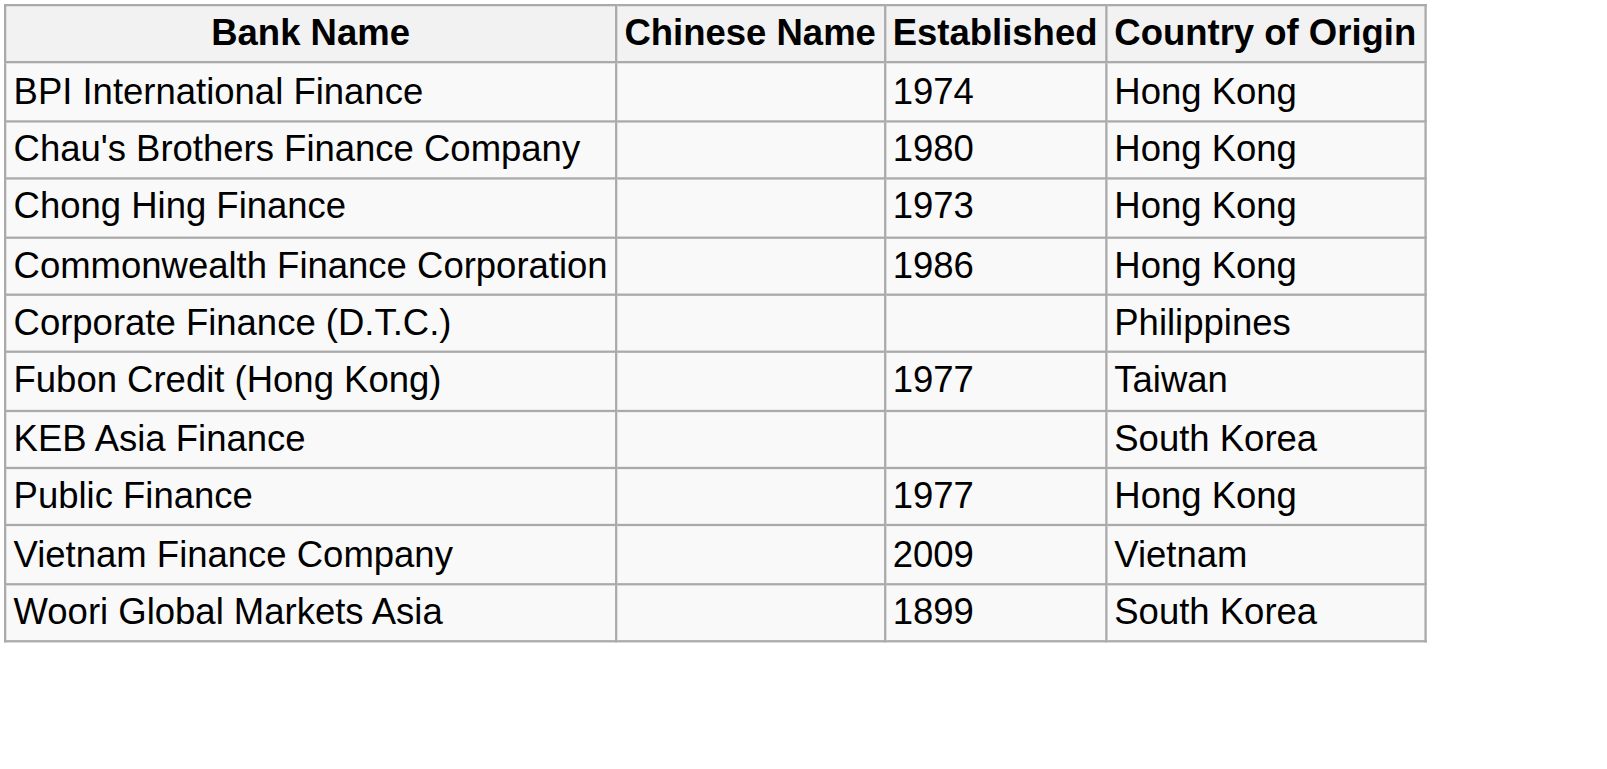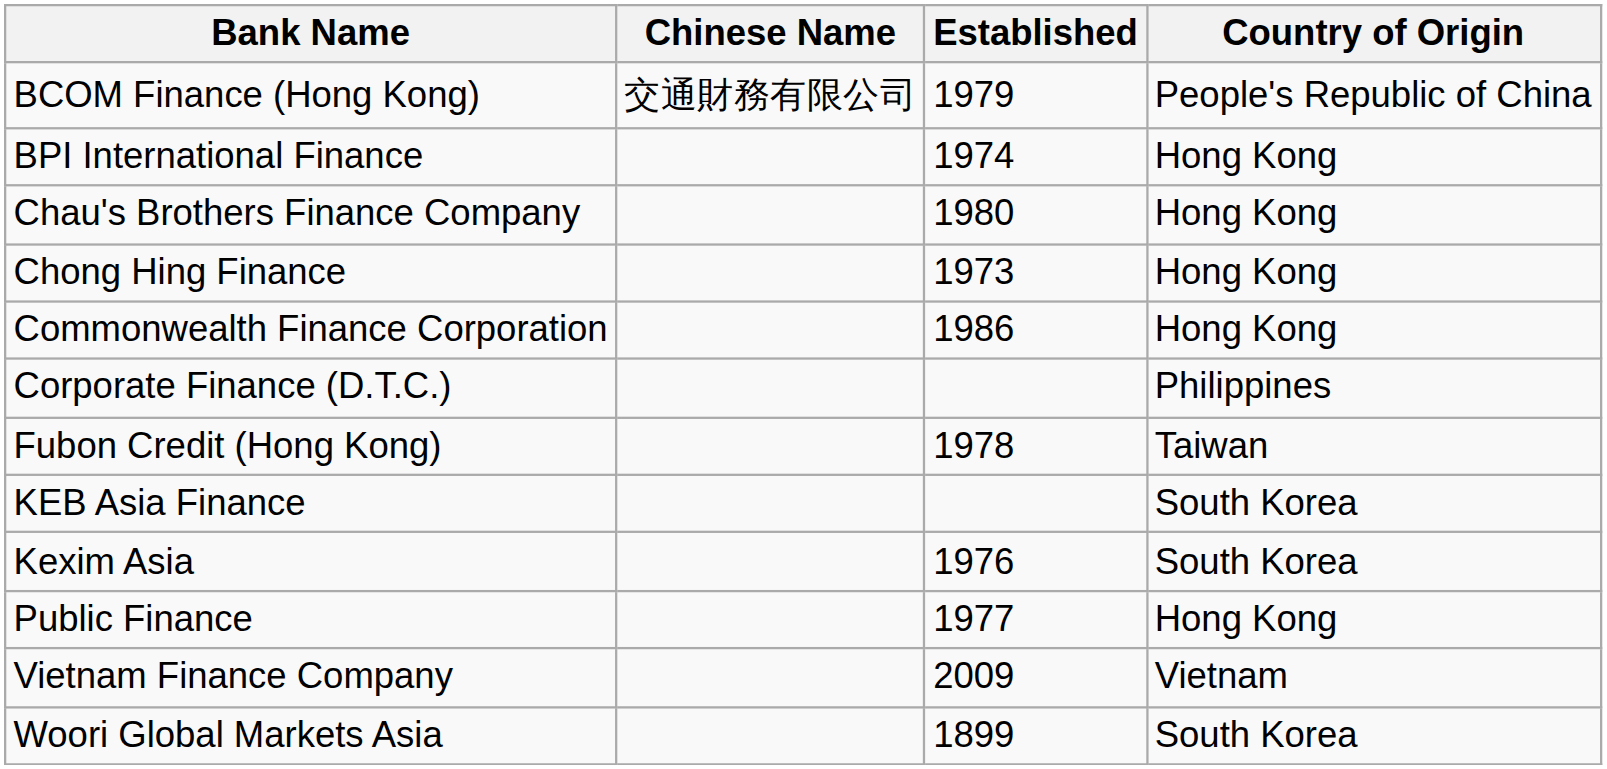+ row: (247, 94)
(933, 380) 1977 -> (974, 445) 1978
+ row: (104, 560)
